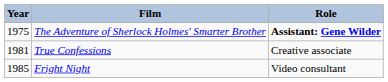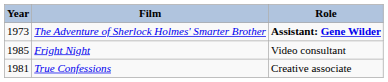(18, 32) 1975 -> (18, 32) 1973
rows swapped: (73, 50) <-> (62, 68)
